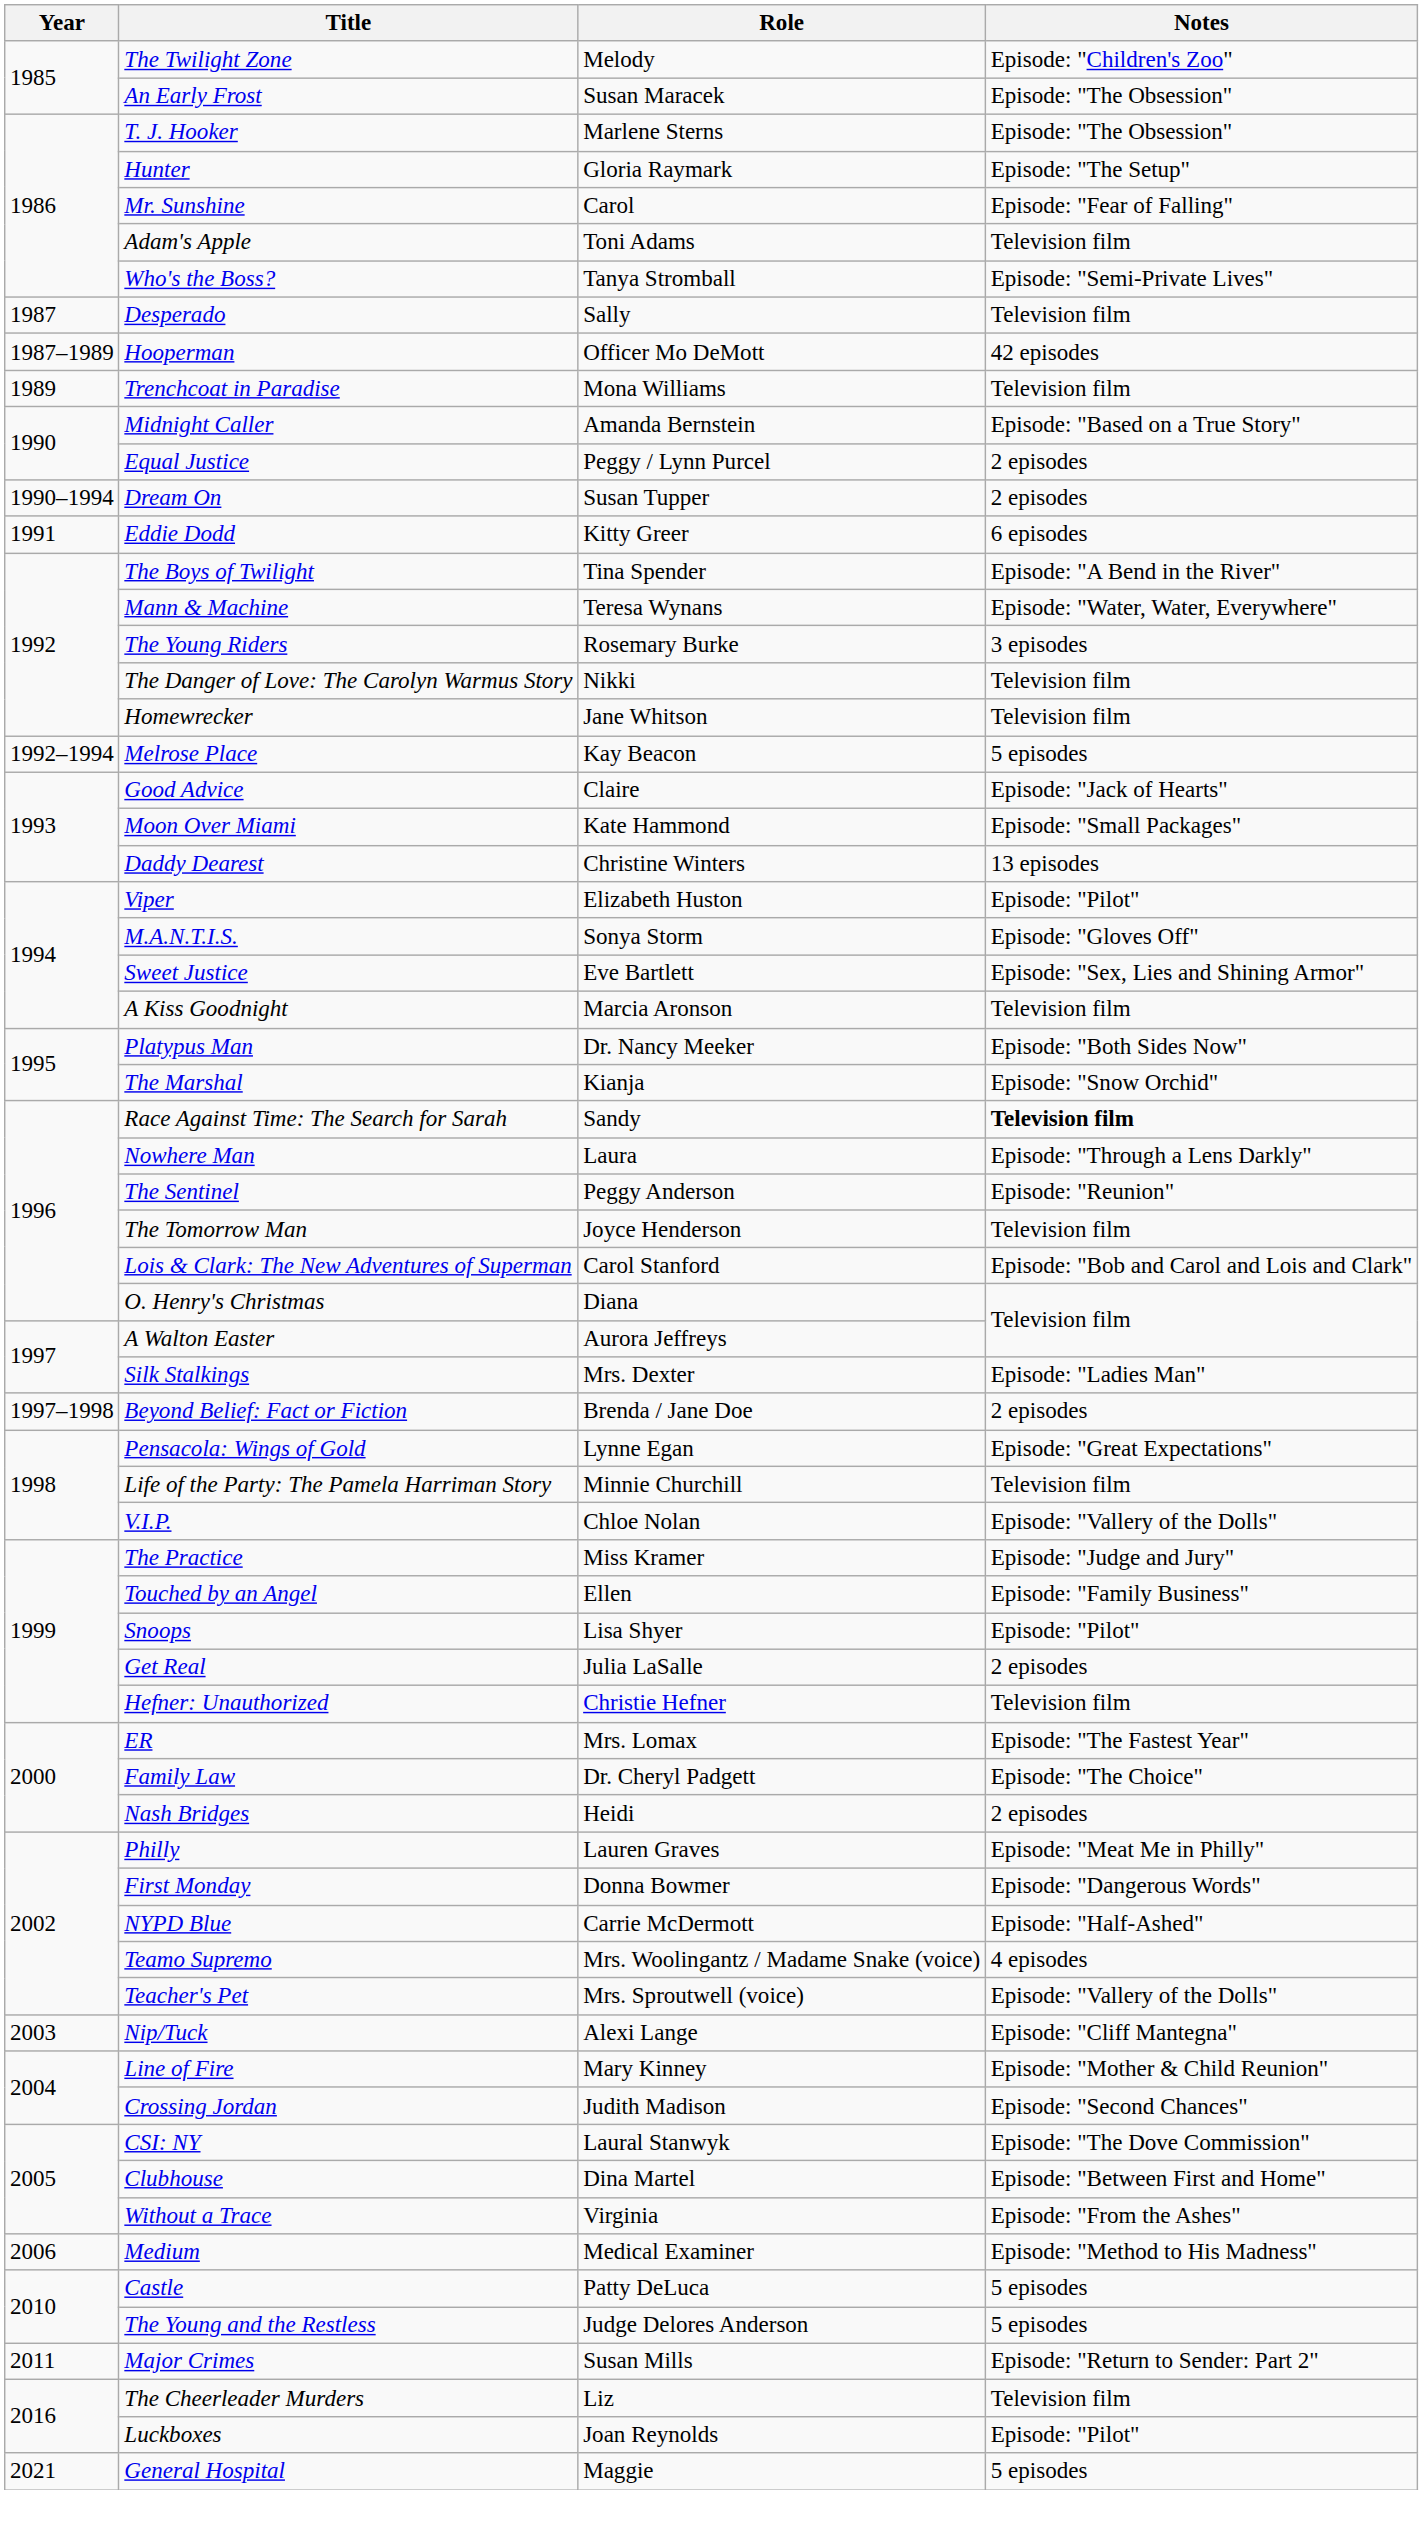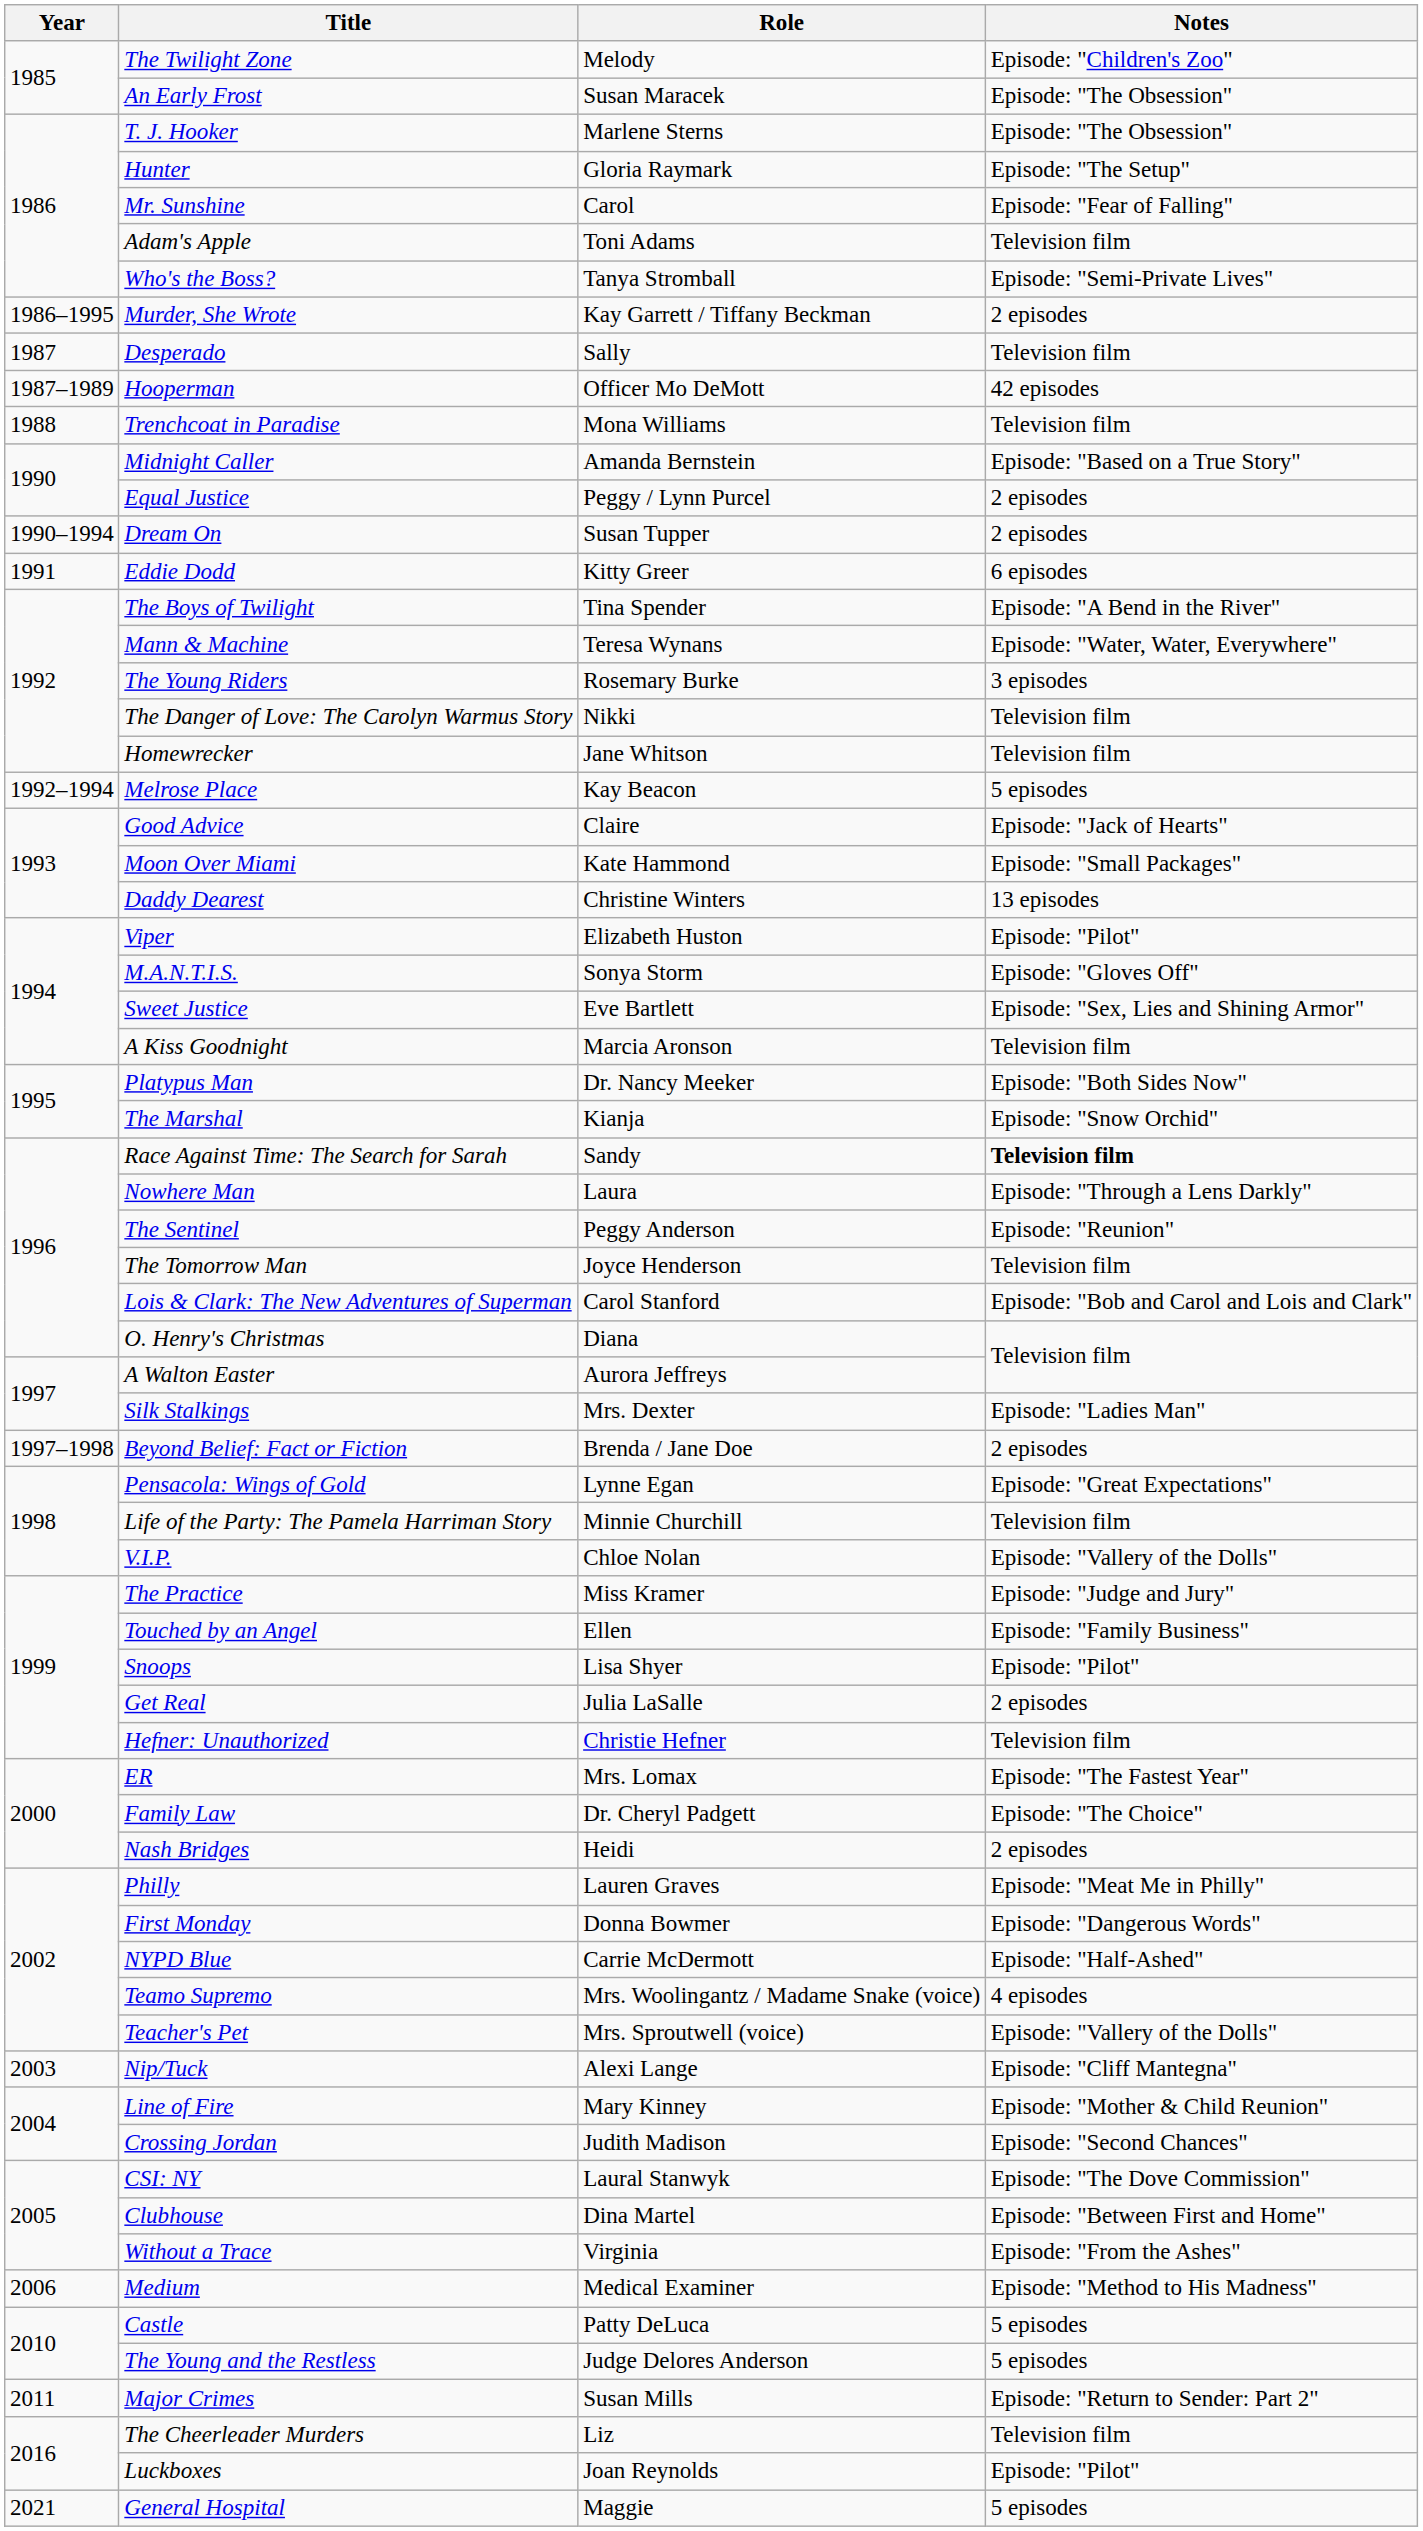+ row: (210, 315)
(33, 388) 1989 -> (33, 424) 1988
